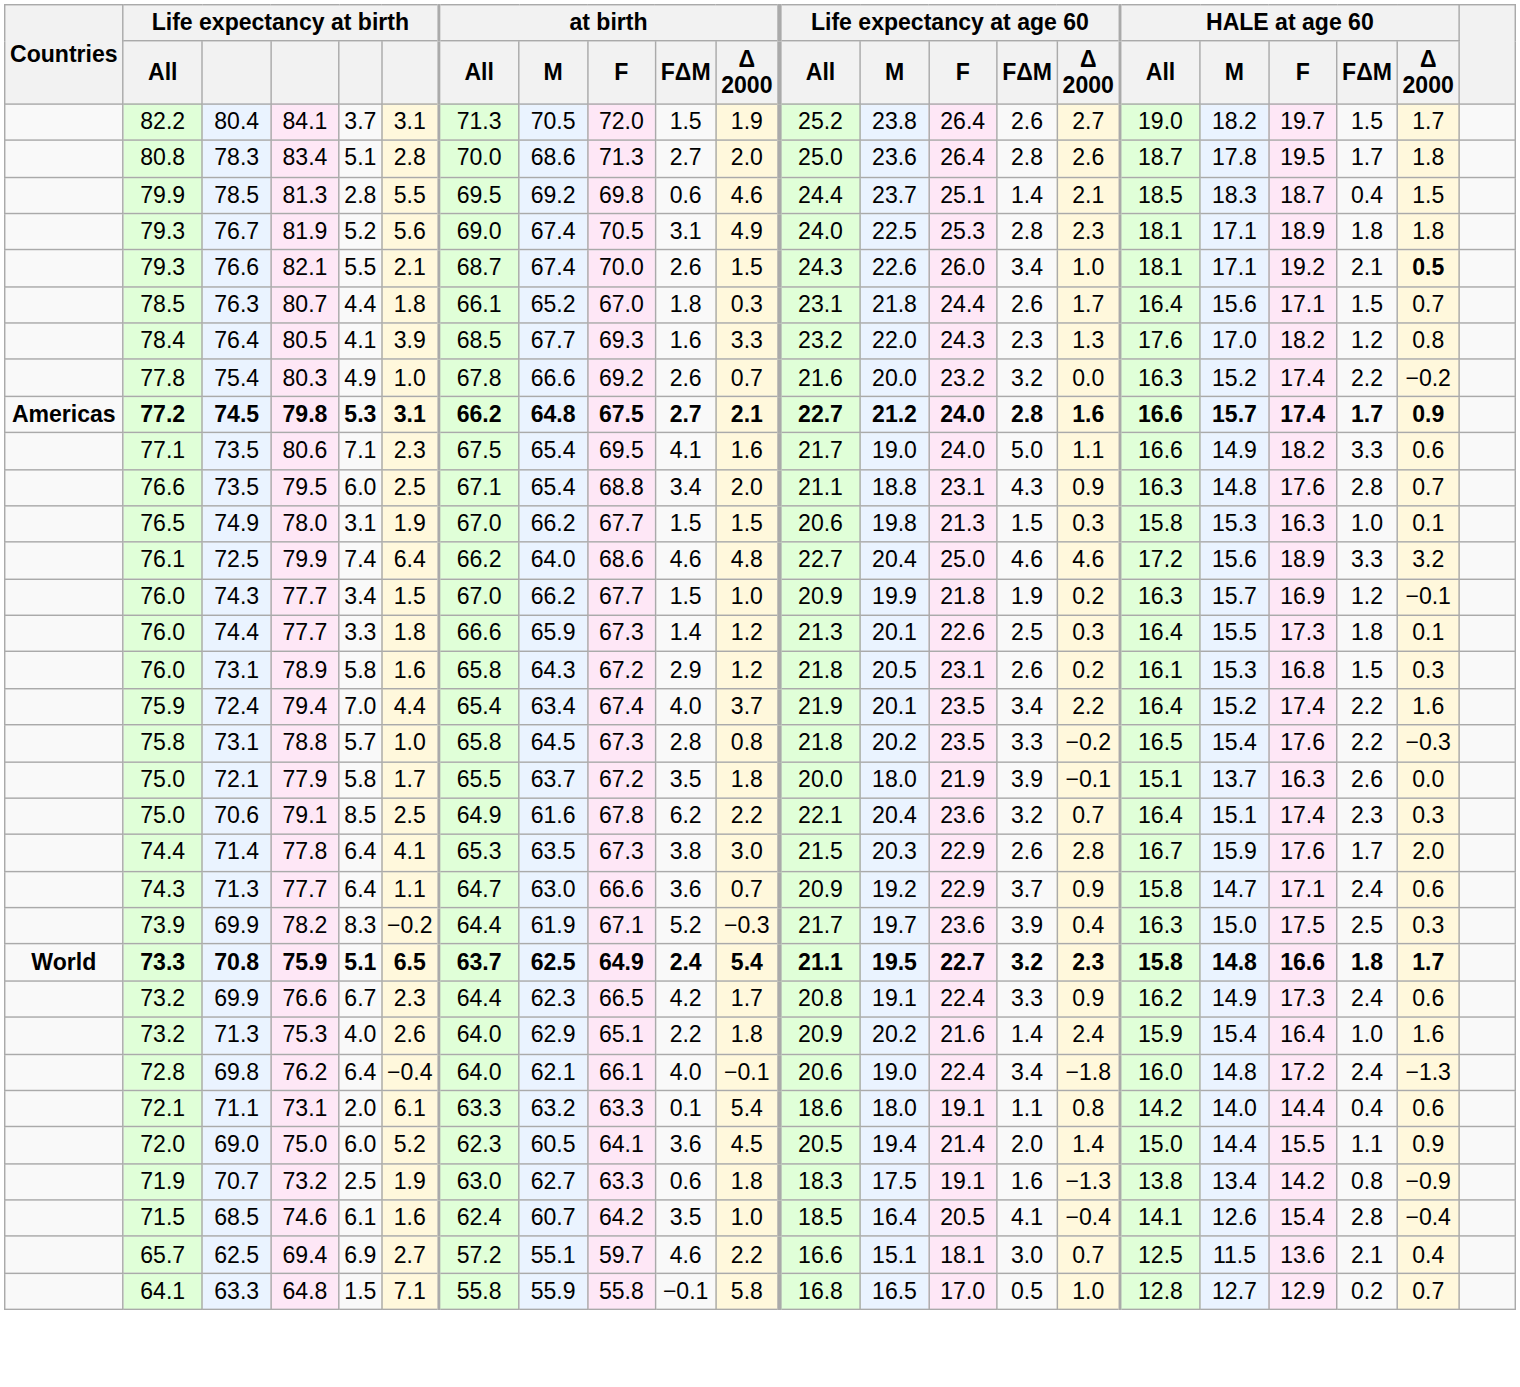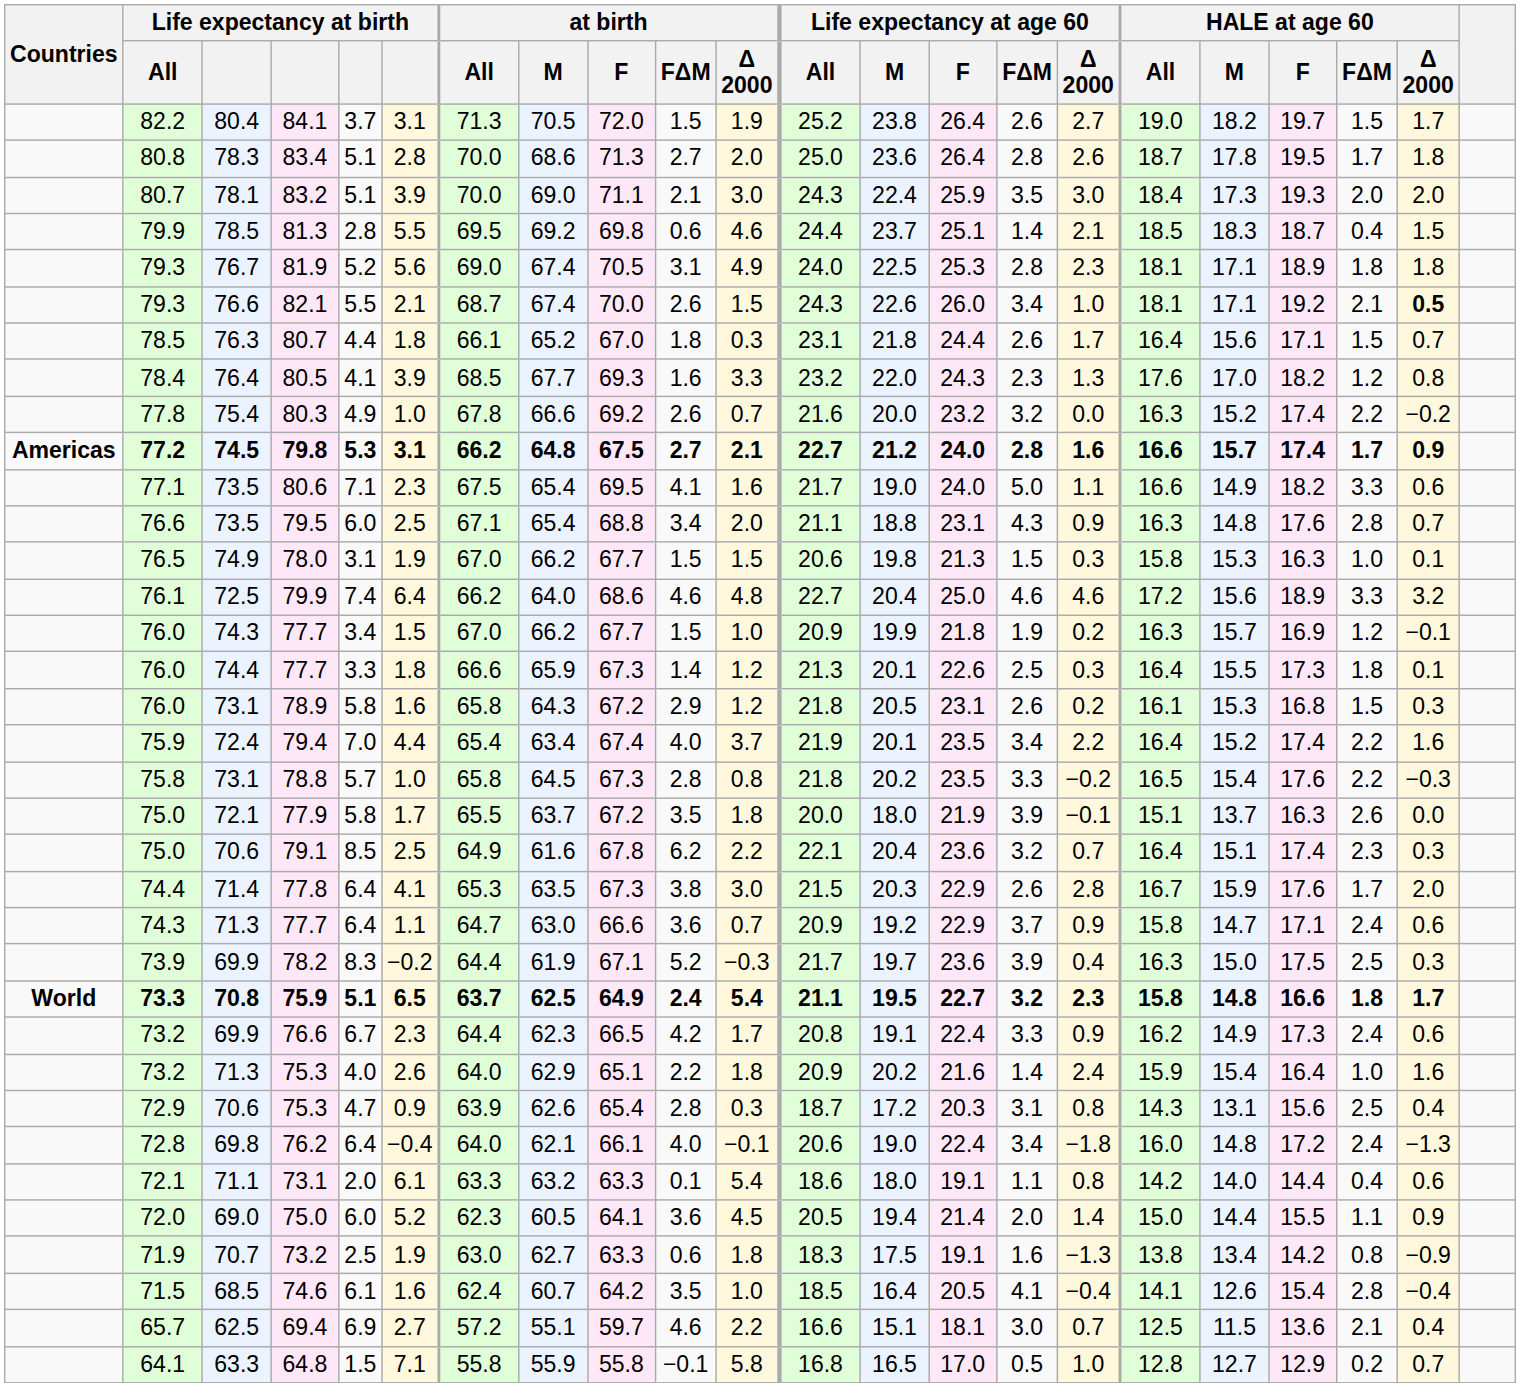+ row: (237, 194)
+ row: (237, 1108)
